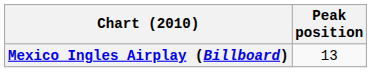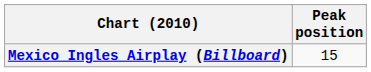(329, 56) 13 -> (329, 56) 15
